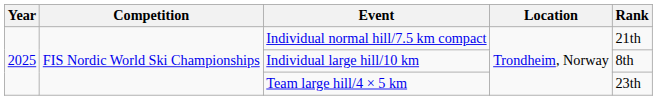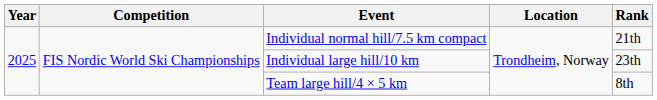(625, 60) 8th -> (628, 60) 23th
(628, 83) 23th -> (625, 83) 8th
